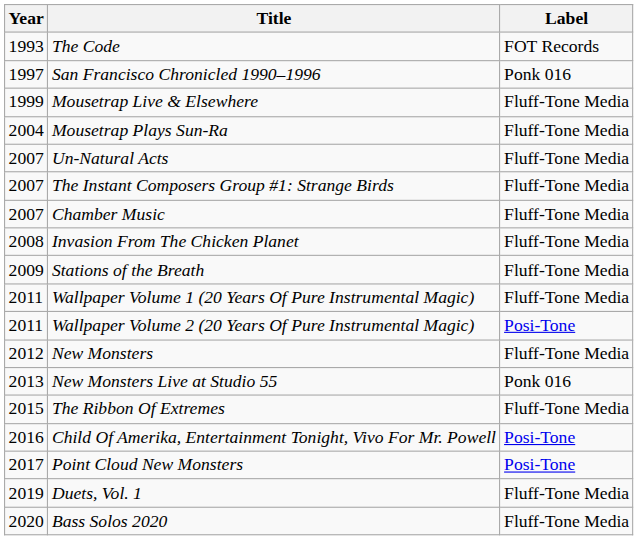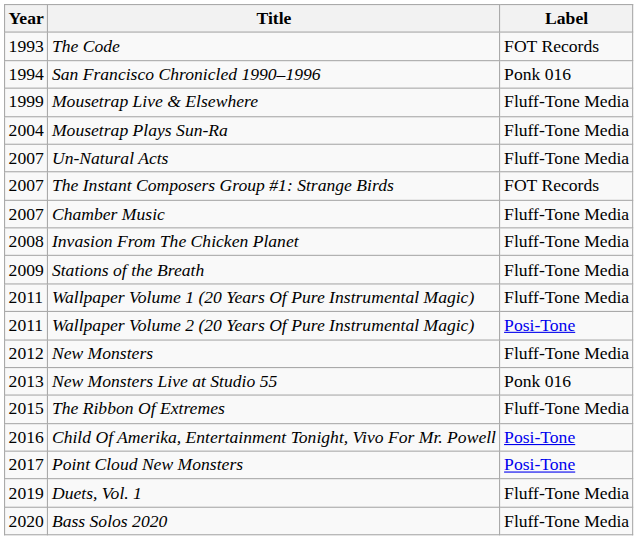(26, 74) 1997 -> (26, 74) 1994
(567, 185) Fluff-Tone Media -> (552, 185) FOT Records
